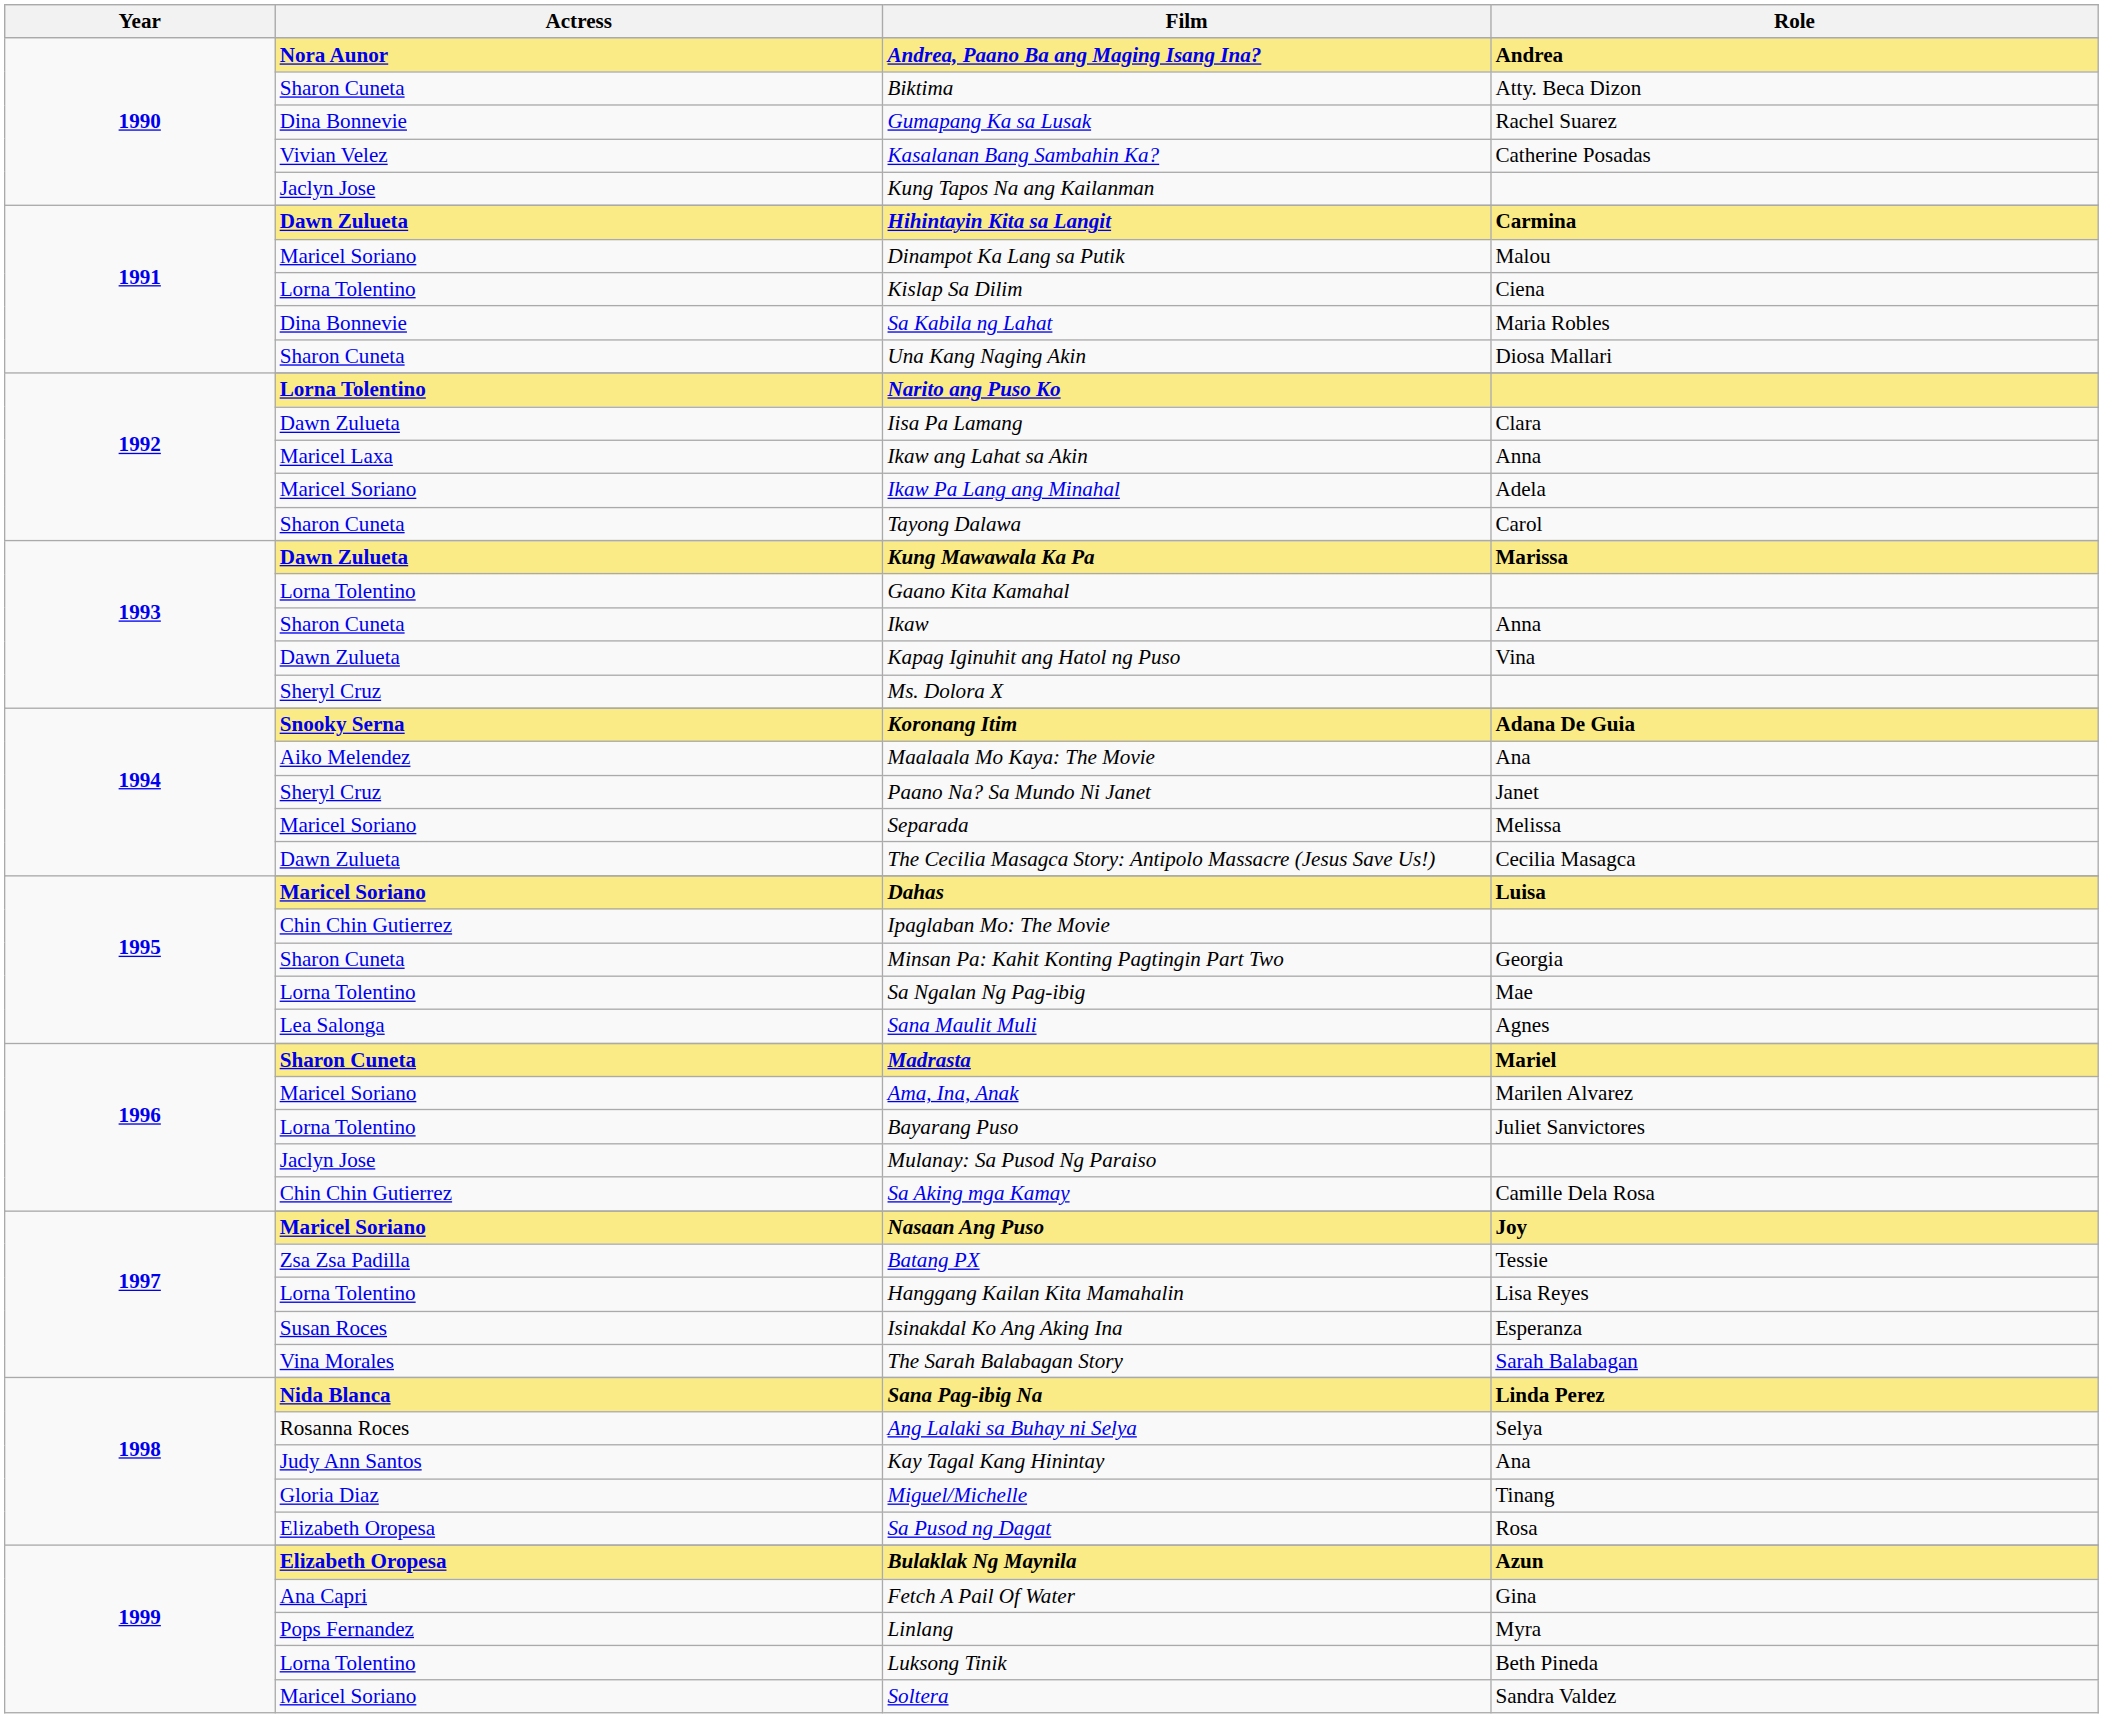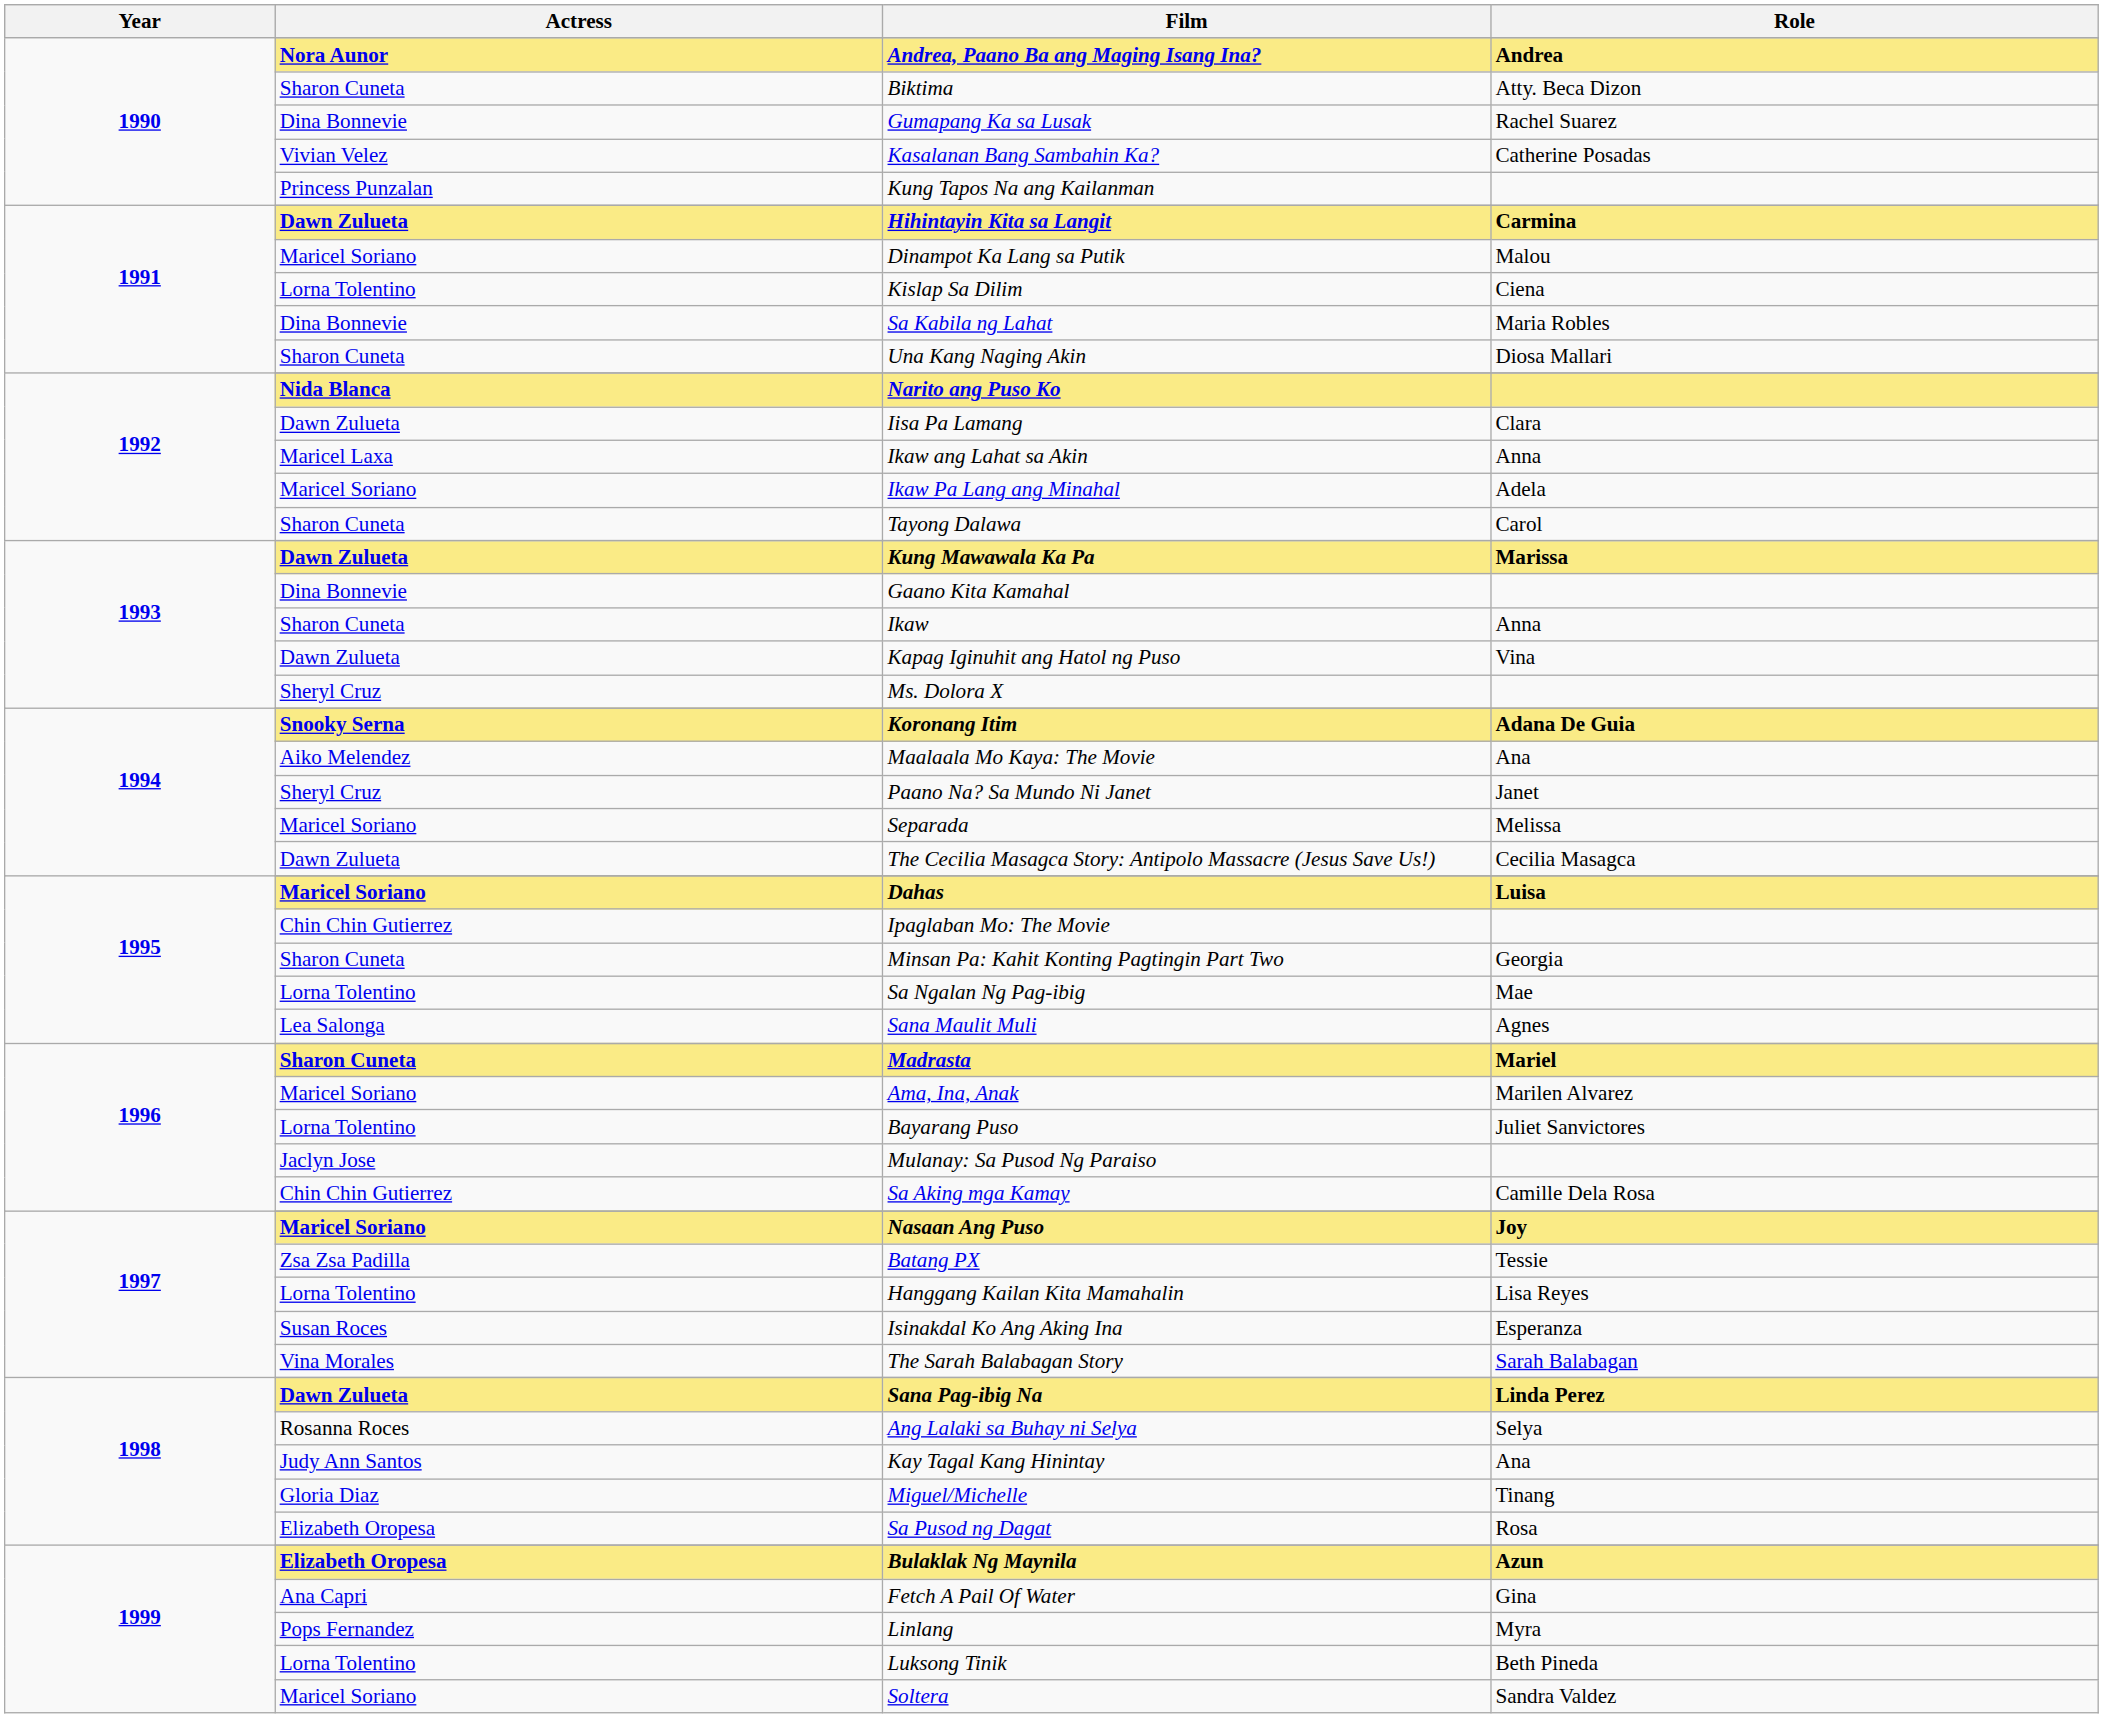(327, 188) Jaclyn Jose -> (356, 188) Princess Punzalan
(353, 389) Lorna Tolentino -> (335, 389) Nida Blanca
(348, 590) Lorna Tolentino -> (343, 590) Dina Bonnevie
(335, 1394) Nida Blanca -> (344, 1394) Dawn Zulueta
